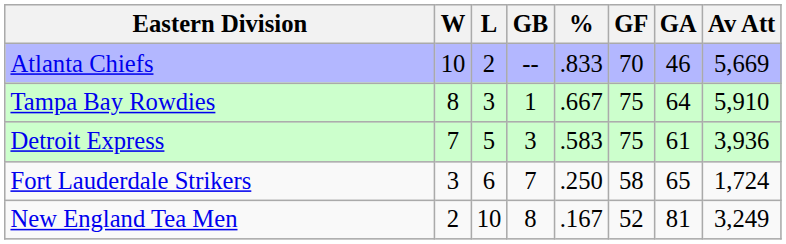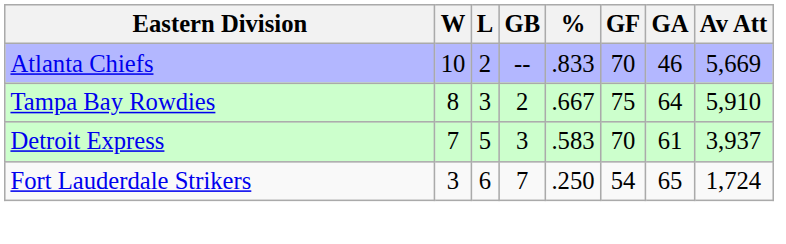(530, 102) 1 -> (522, 102) 2
(631, 141) 75 -> (623, 141) 70
(742, 141) 3,936 -> (733, 141) 3,937
(631, 180) 58 -> (623, 180) 54
- row: (124, 219)
